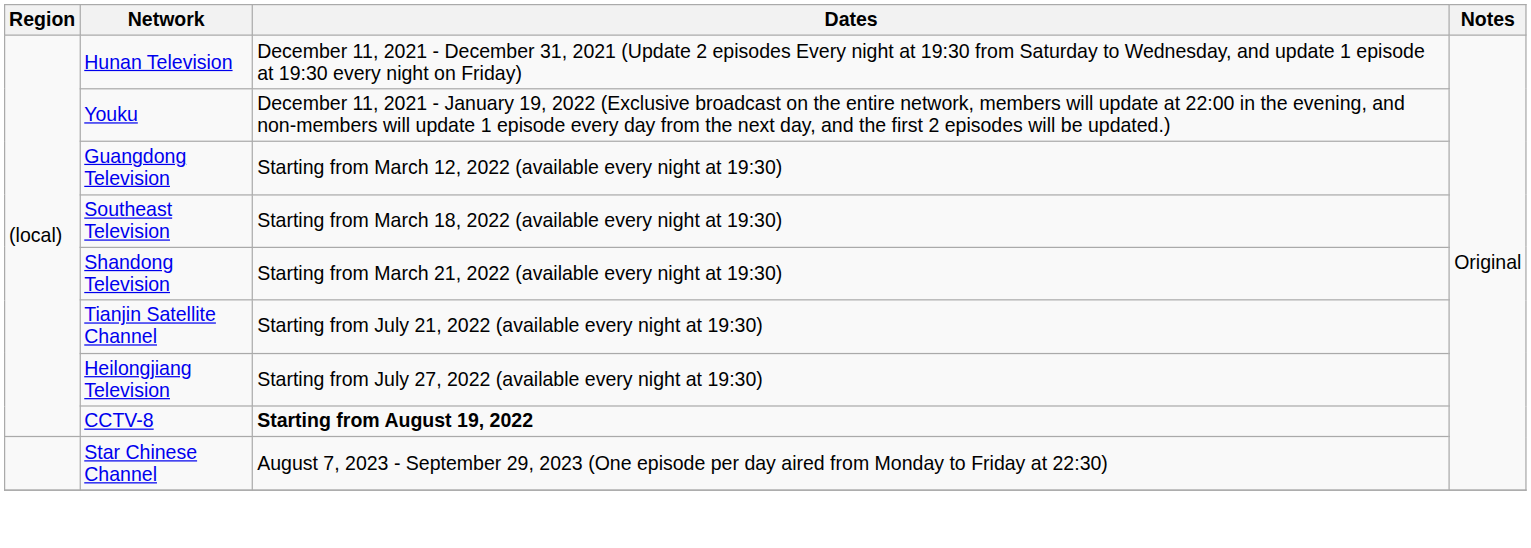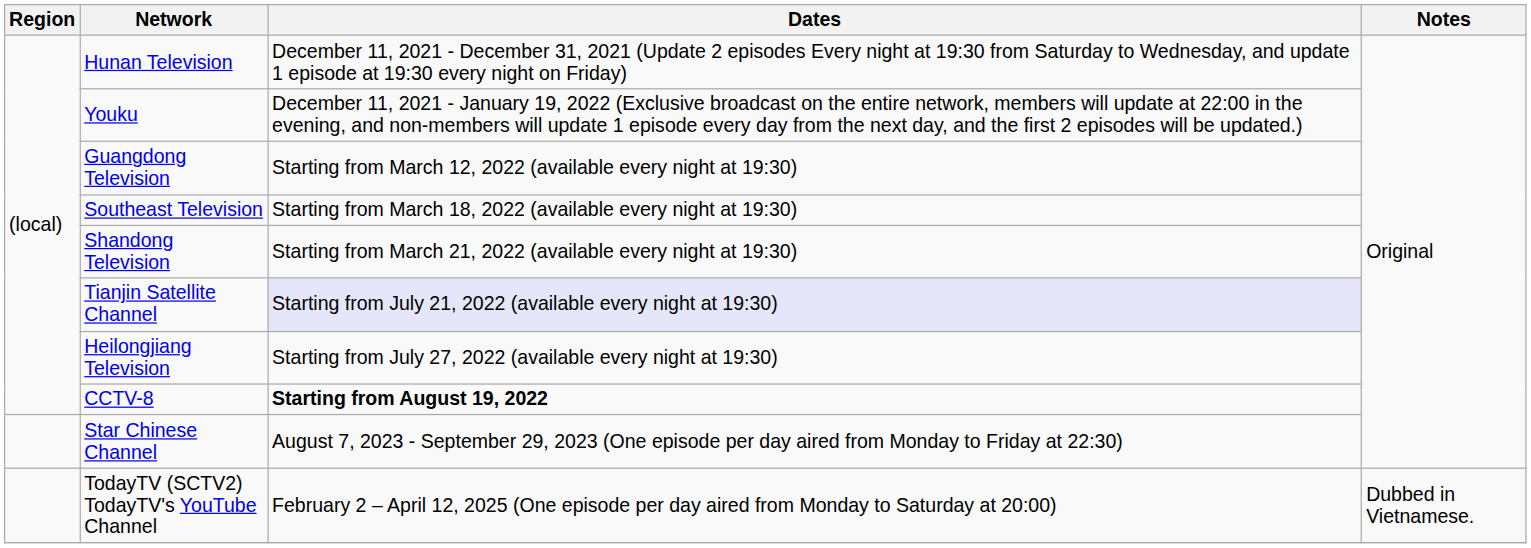(510, 326) no background -> (525, 304) lavender background
+ row: (170, 505)
